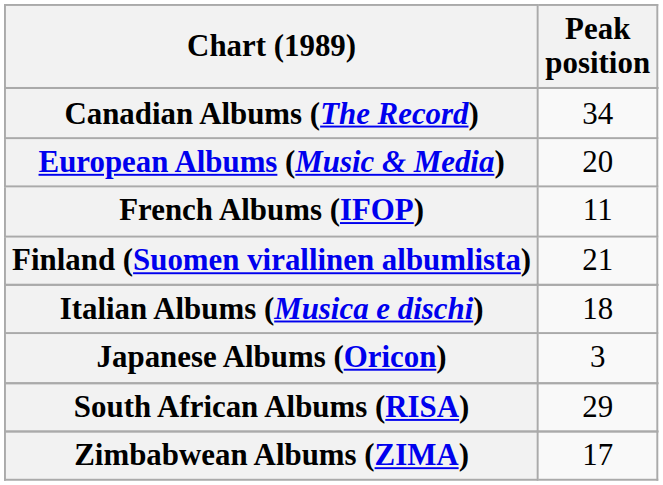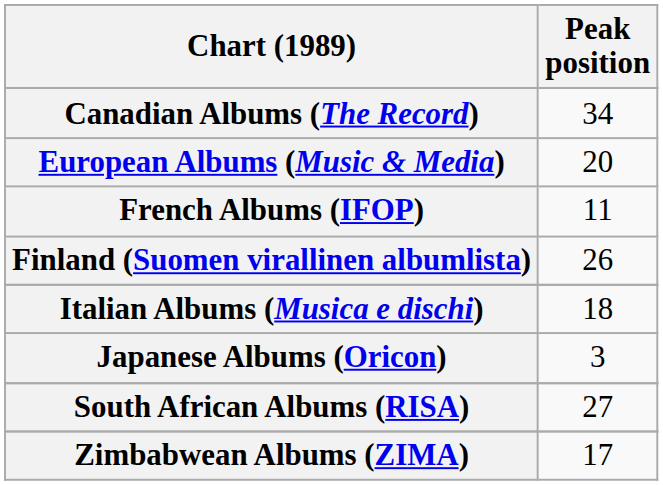(598, 259) 21 -> (598, 259) 26
(598, 406) 29 -> (598, 406) 27
